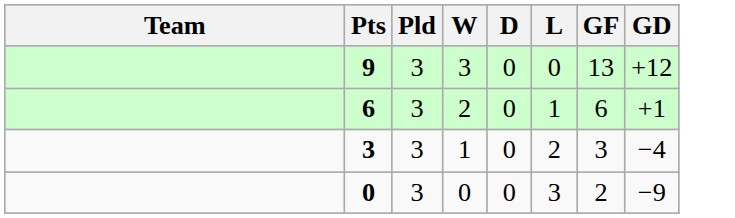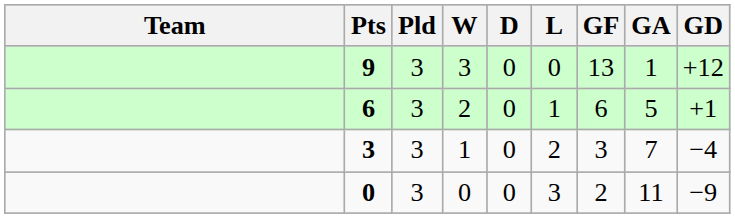+ column: (651, 25)
